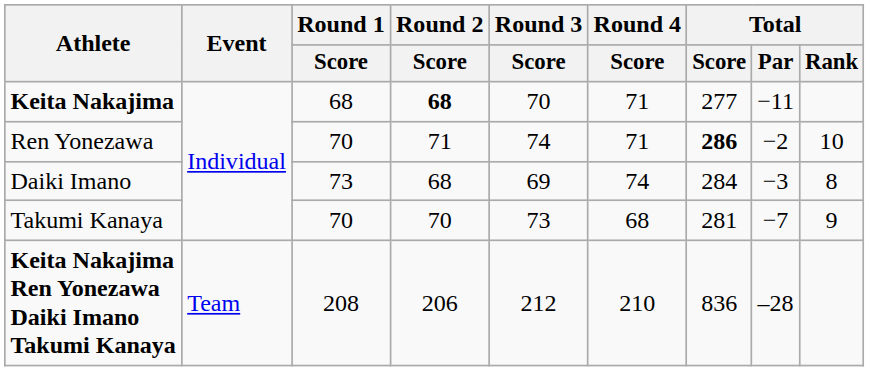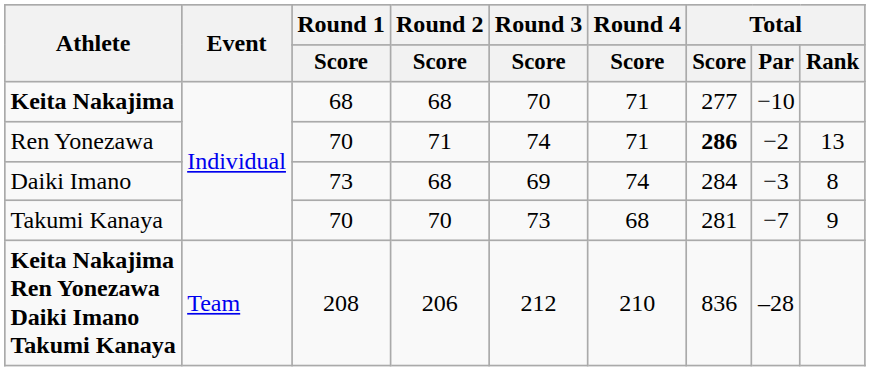(440, 101) bold -> (440, 101) normal
(776, 101) −11 -> (776, 101) −10
(832, 141) 10 -> (833, 141) 13
